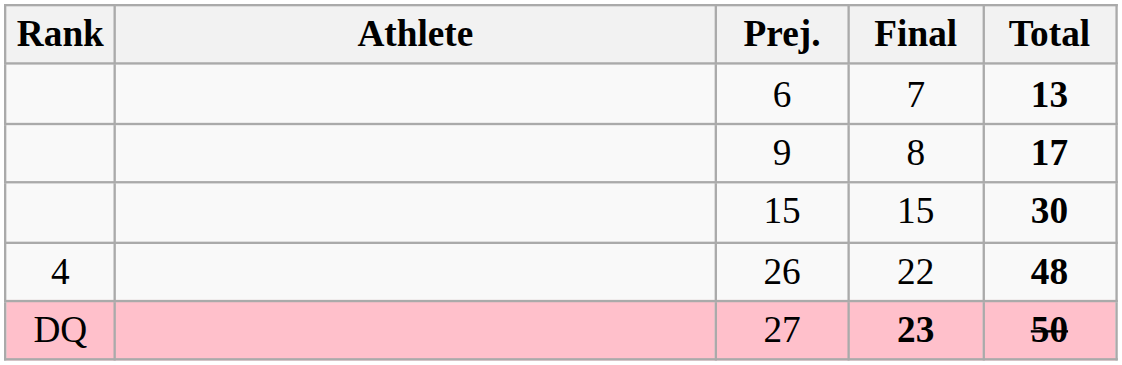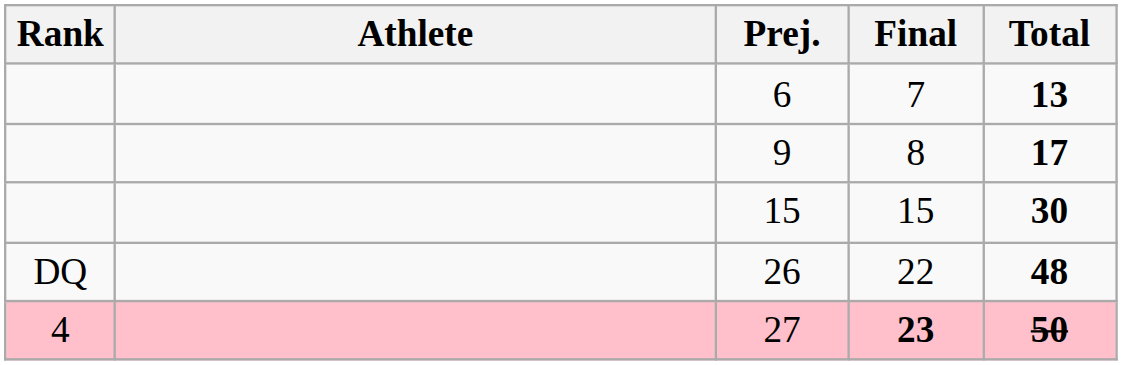(60, 270) 4 -> (60, 270) DQ
(60, 329) DQ -> (60, 329) 4
